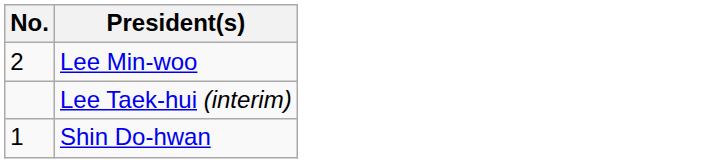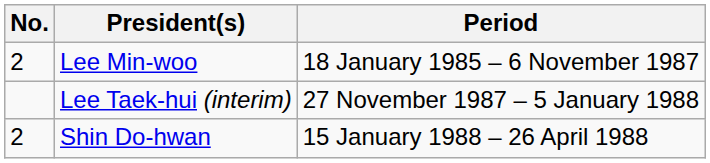+ column: (501, 23)
(17, 137) 1 -> (17, 137) 2
